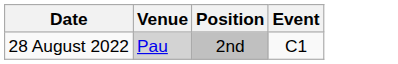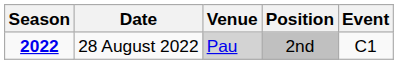+ column: (39, 18)
